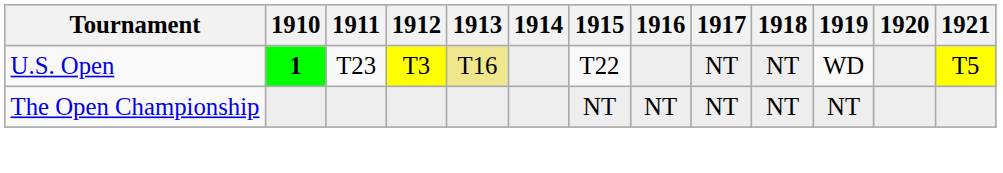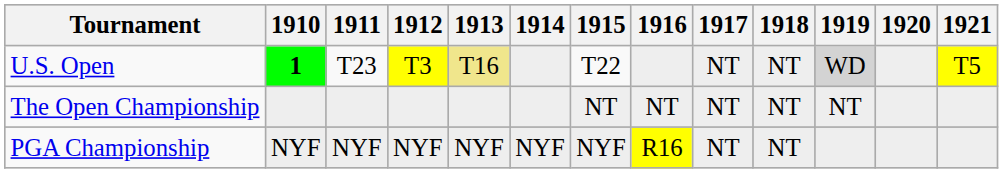(844, 65) no background -> (845, 65) lightgrey background
+ row: (110, 147)
